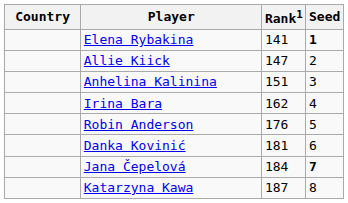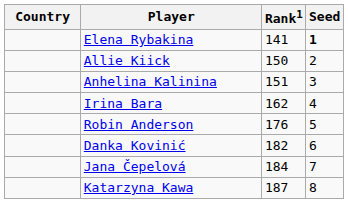(277, 61) 147 -> (277, 61) 150
(277, 146) 181 -> (277, 146) 182
(313, 167) bold -> (313, 167) normal
